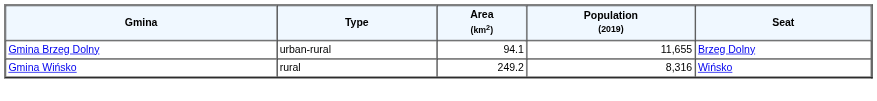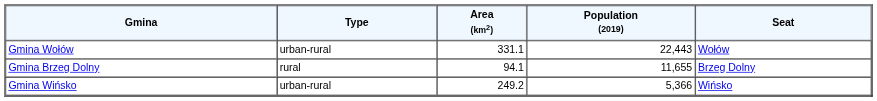+ row: (41, 49)
(305, 49) urban-rural -> (290, 67) rural
(290, 67) rural -> (305, 86) urban-rural
(679, 67) 8,316 -> (679, 86) 5,366
